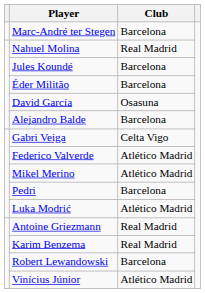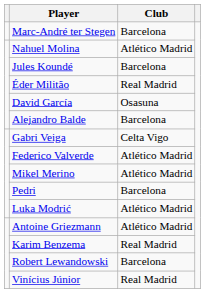(149, 48) Real Madrid -> (156, 48) Atlético Madrid
(143, 84) Barcelona -> (149, 84) Real Madrid
(149, 226) Real Madrid -> (156, 226) Atlético Madrid
(156, 279) Atlético Madrid -> (149, 279) Real Madrid
